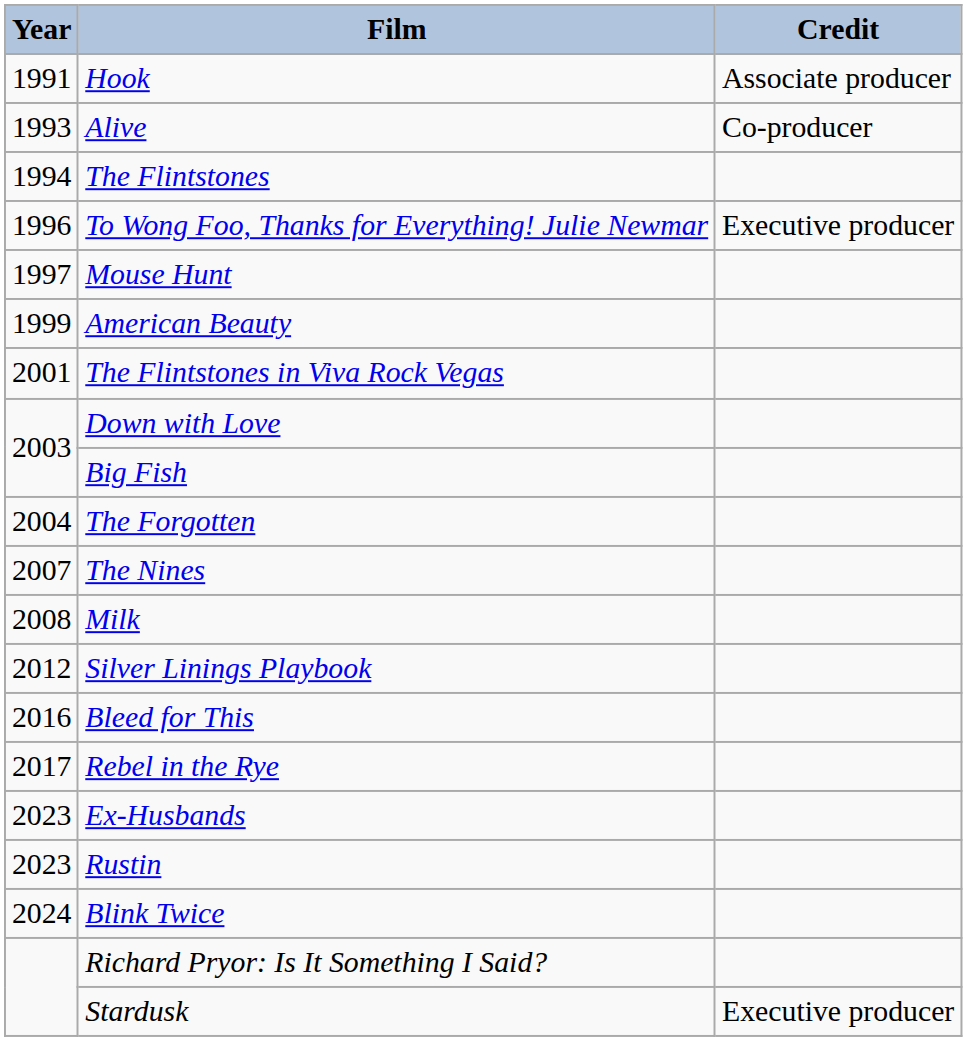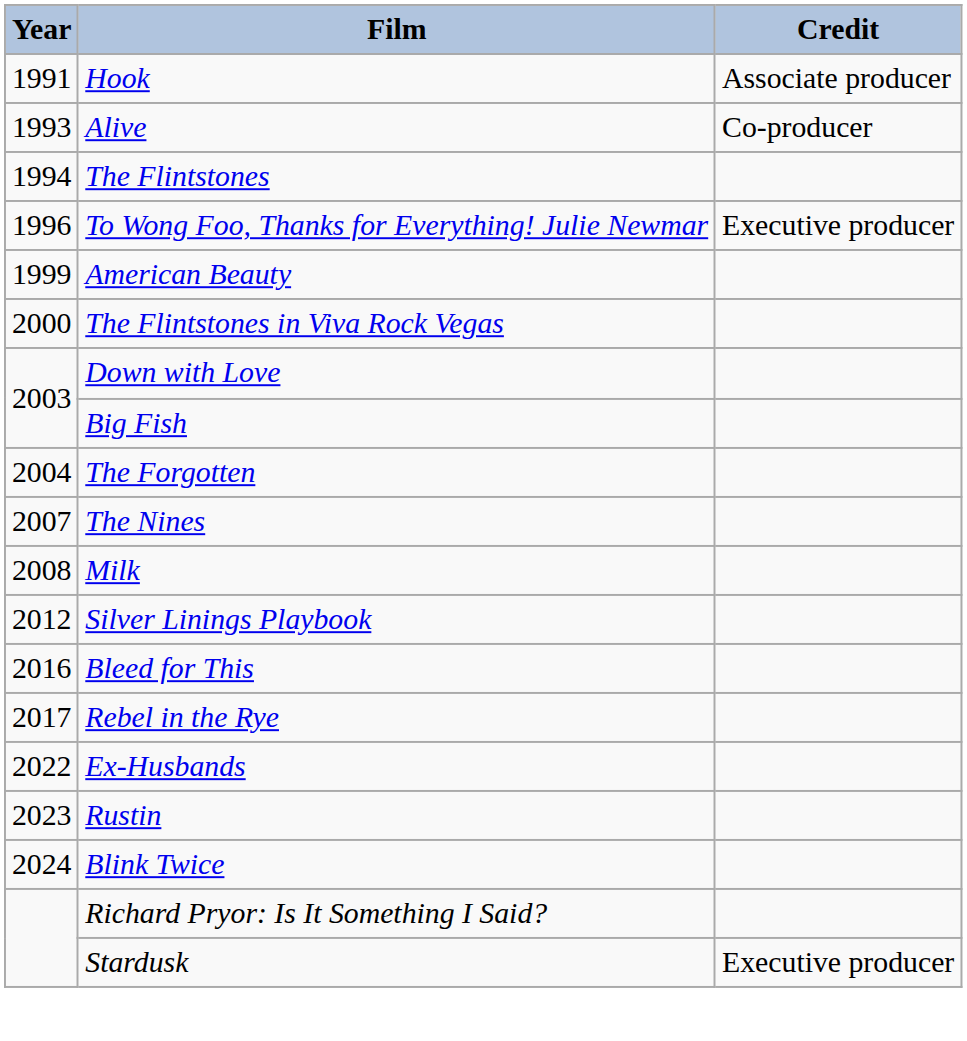- row: (158, 274)
(42, 373) 2001 -> (42, 323) 2000
(42, 815) 2023 -> (42, 766) 2022
